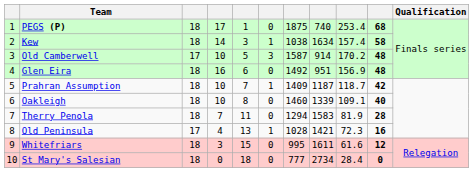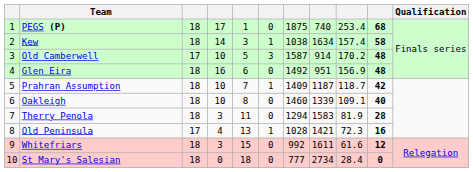(220, 116) 7 -> (220, 116) 3
(297, 145) 995 -> (297, 145) 992
